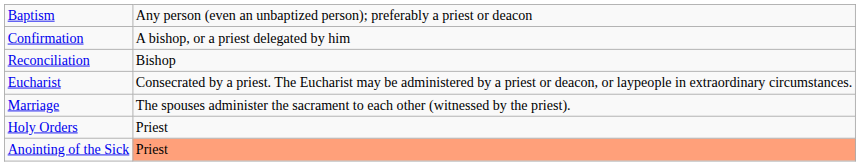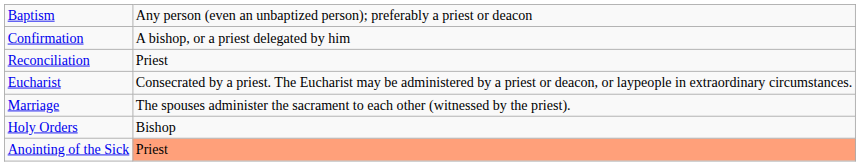(156, 60) Bishop -> (152, 60) Priest
(152, 127) Priest -> (156, 127) Bishop
